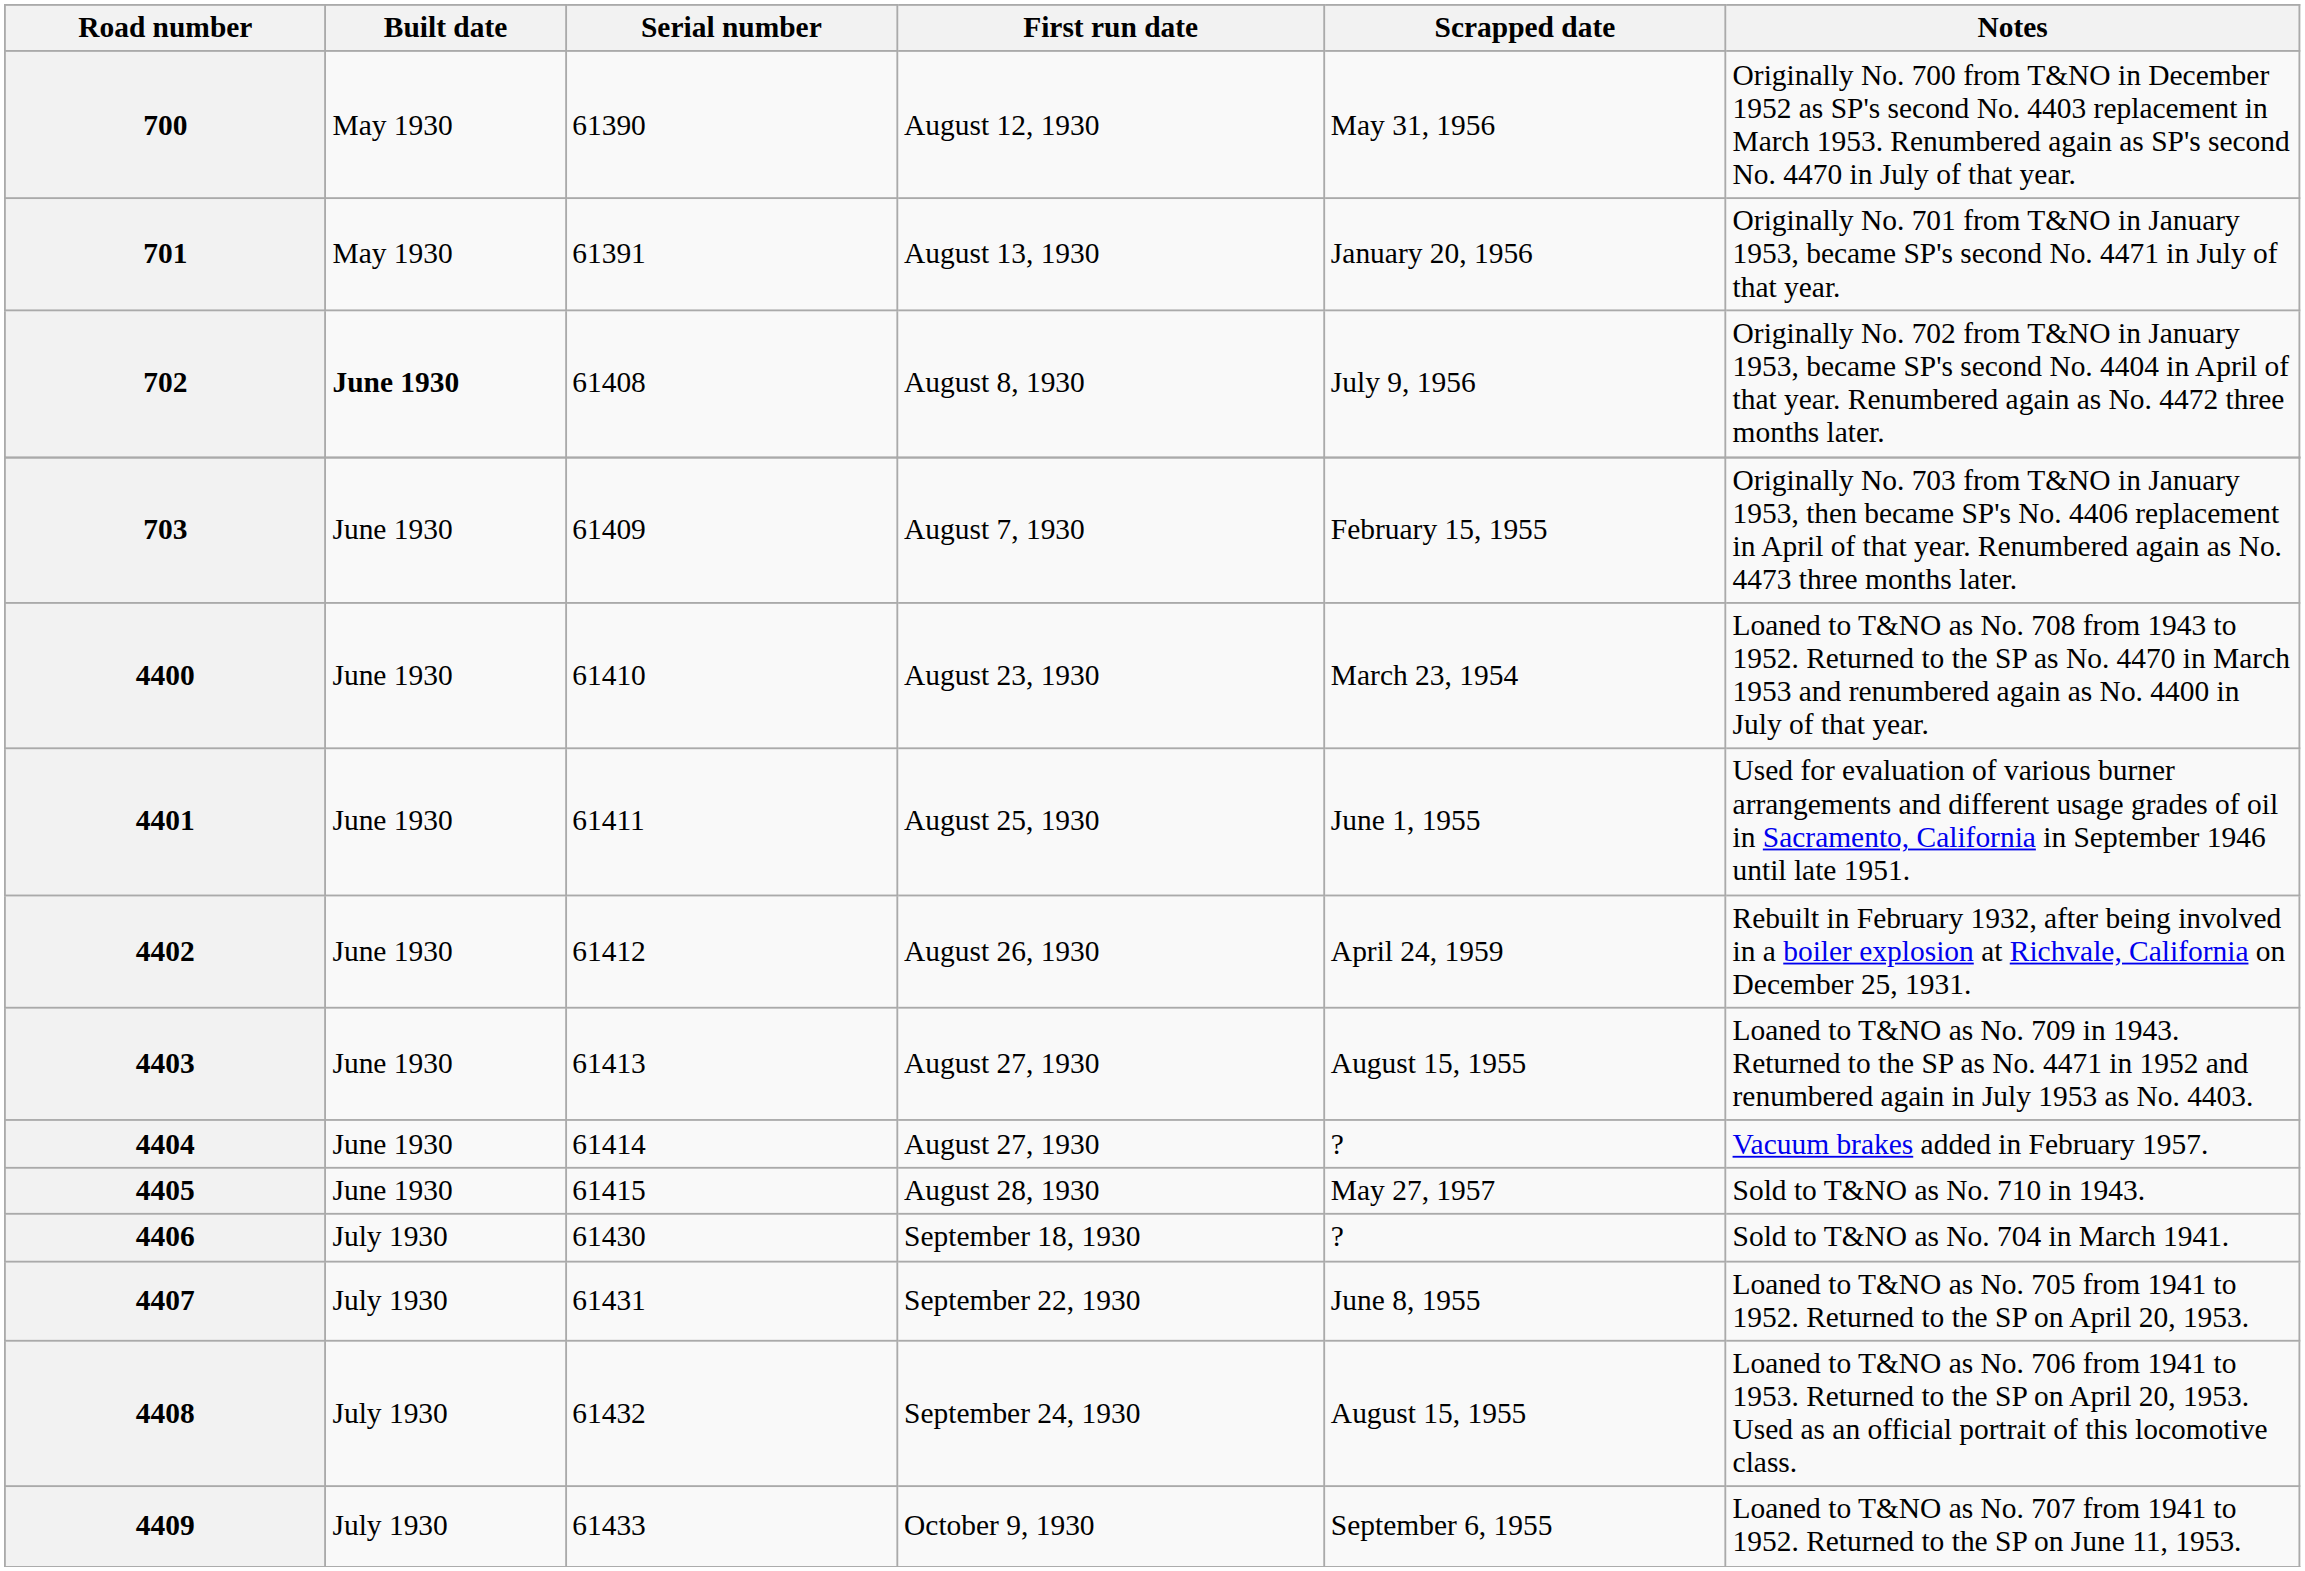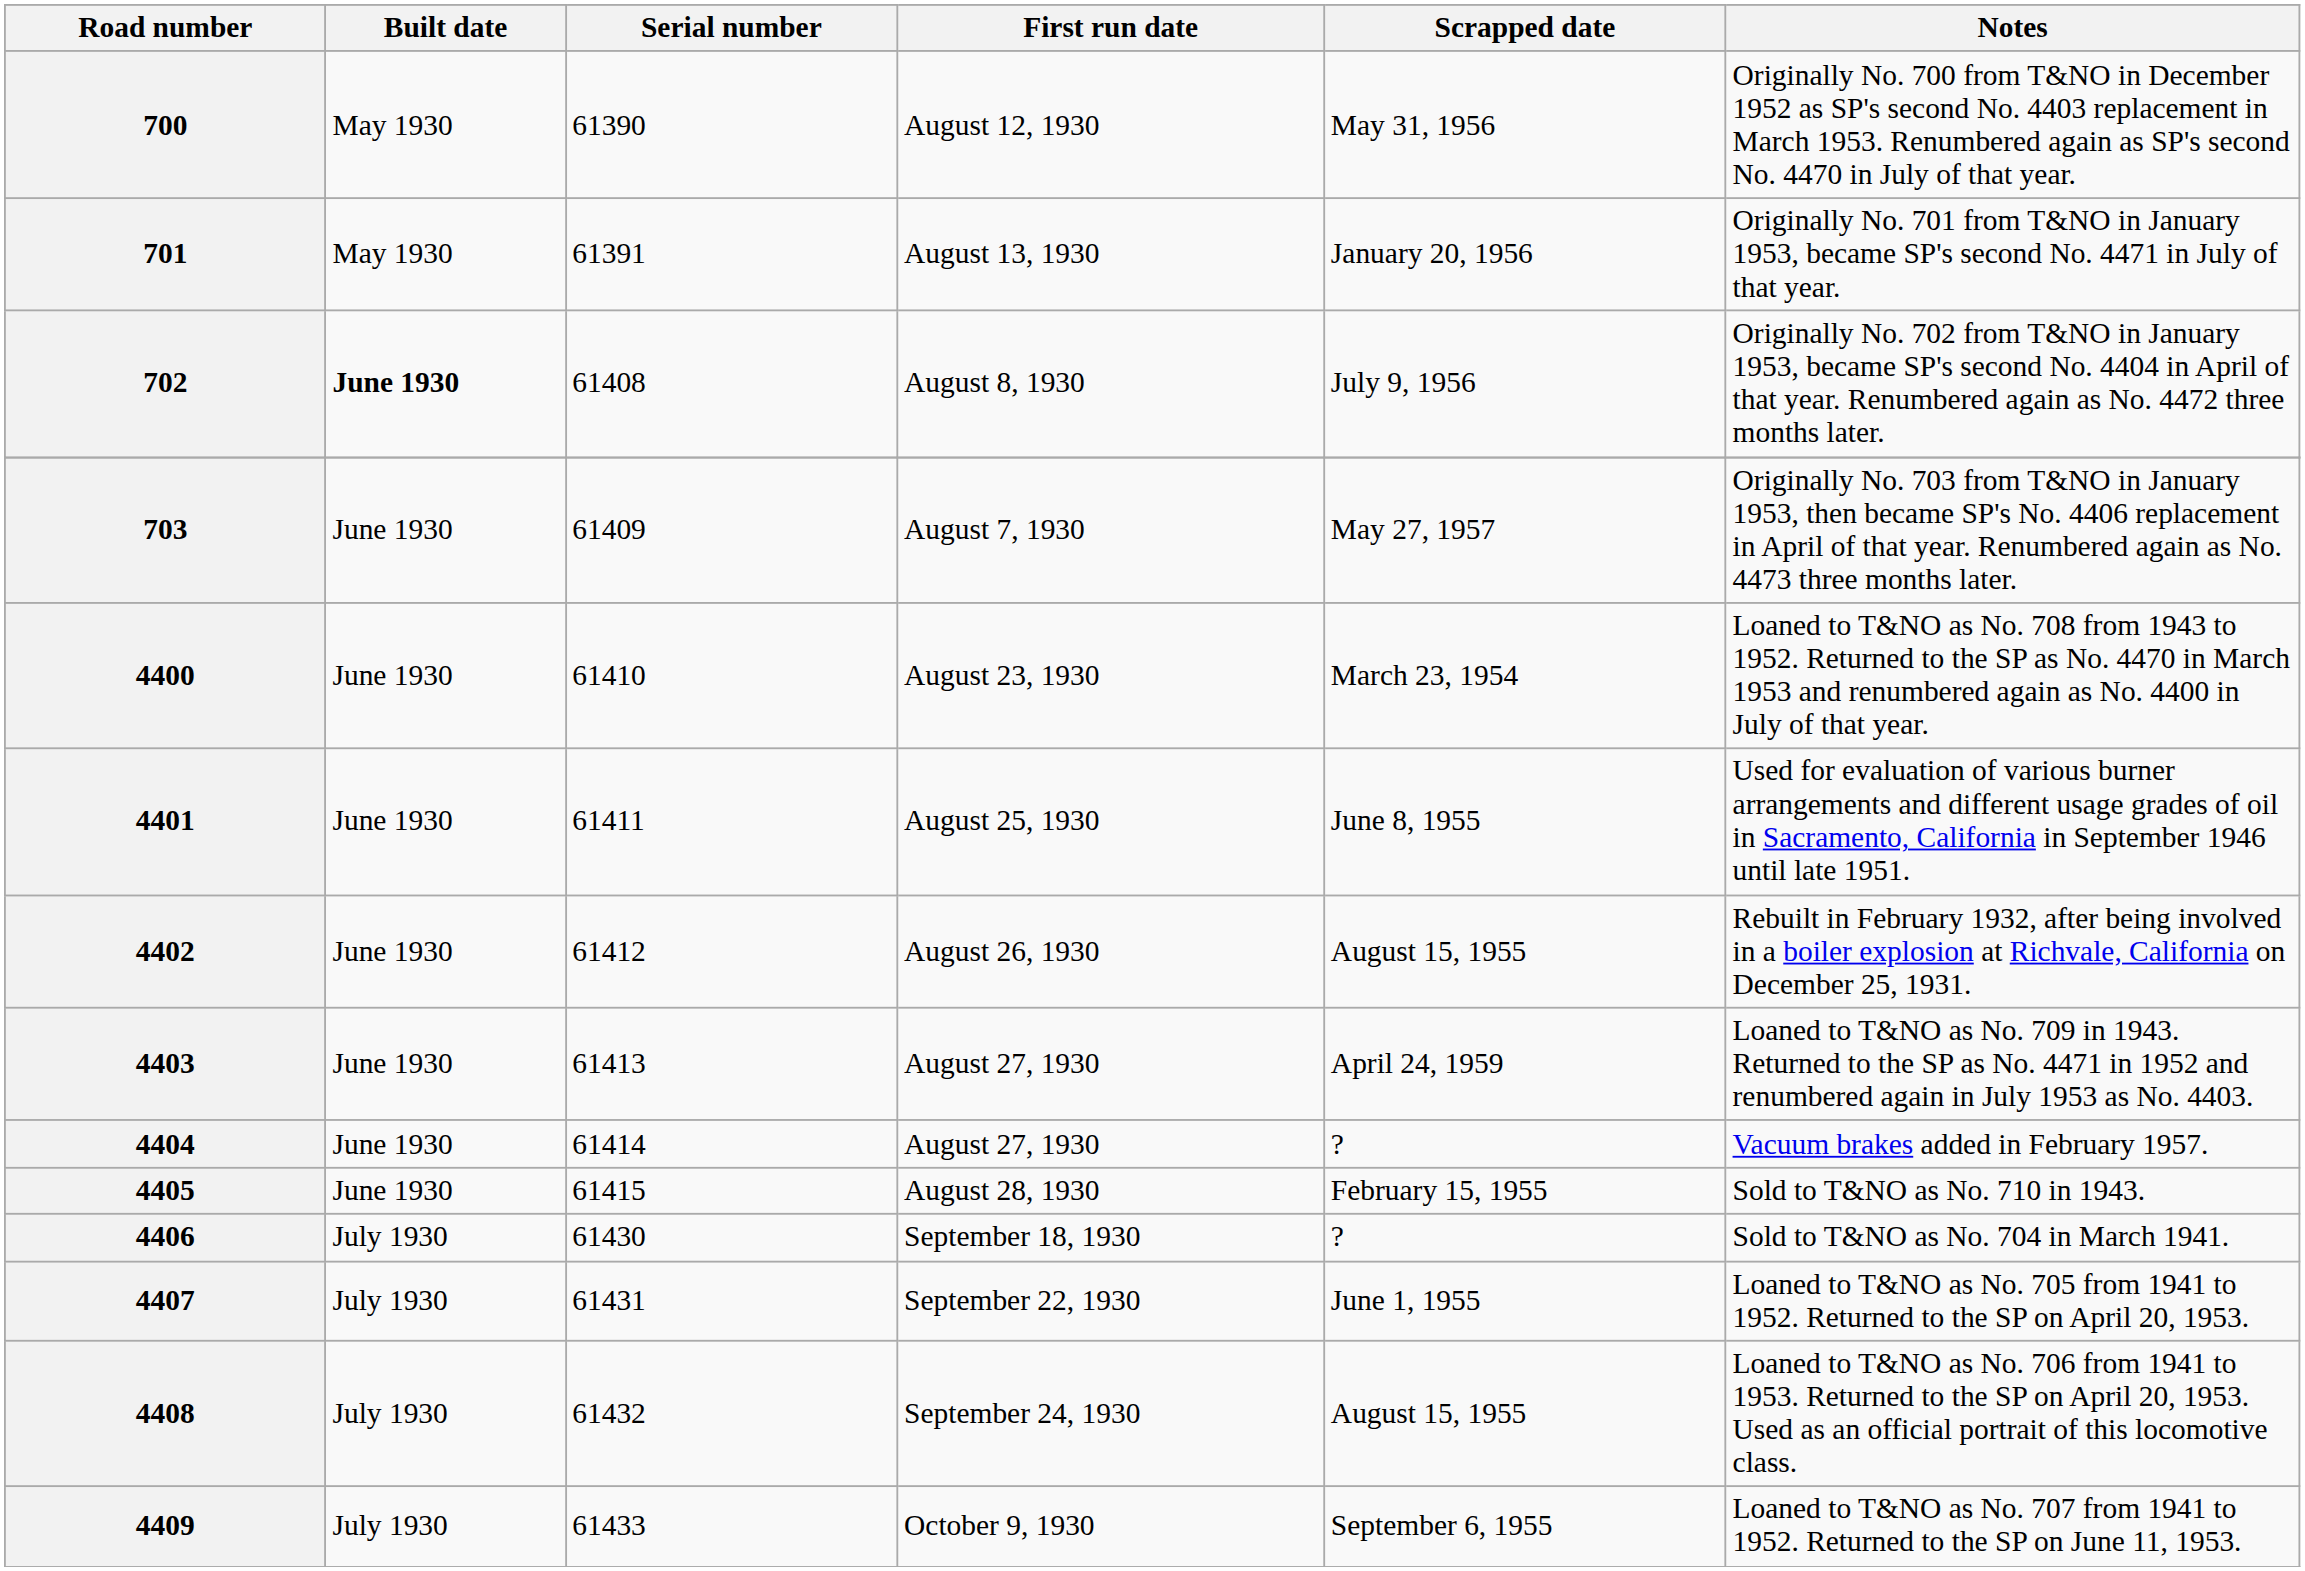(1439, 529) February 15, 1955 -> (1413, 529) May 27, 1957
(1406, 821) June 1, 1955 -> (1406, 821) June 8, 1955
(1417, 950) April 24, 1959 -> (1429, 950) August 15, 1955
(1429, 1063) August 15, 1955 -> (1417, 1063) April 24, 1959
(1413, 1190) May 27, 1957 -> (1439, 1190) February 15, 1955
(1406, 1300) June 8, 1955 -> (1406, 1300) June 1, 1955
